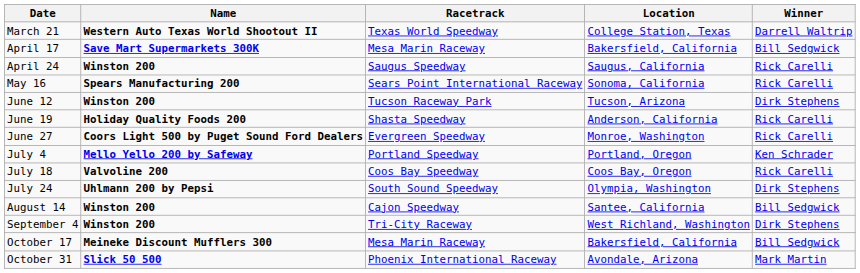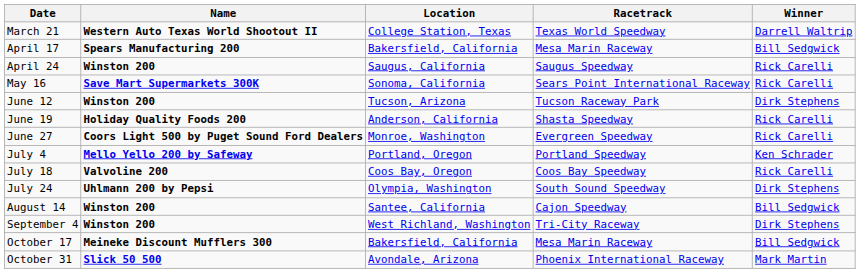columns swapped: (475, 13) <-> (669, 13)
(171, 48) Save Mart Supermarkets 300K -> (162, 48) Spears Manufacturing 200
(162, 84) Spears Manufacturing 200 -> (171, 84) Save Mart Supermarkets 300K
